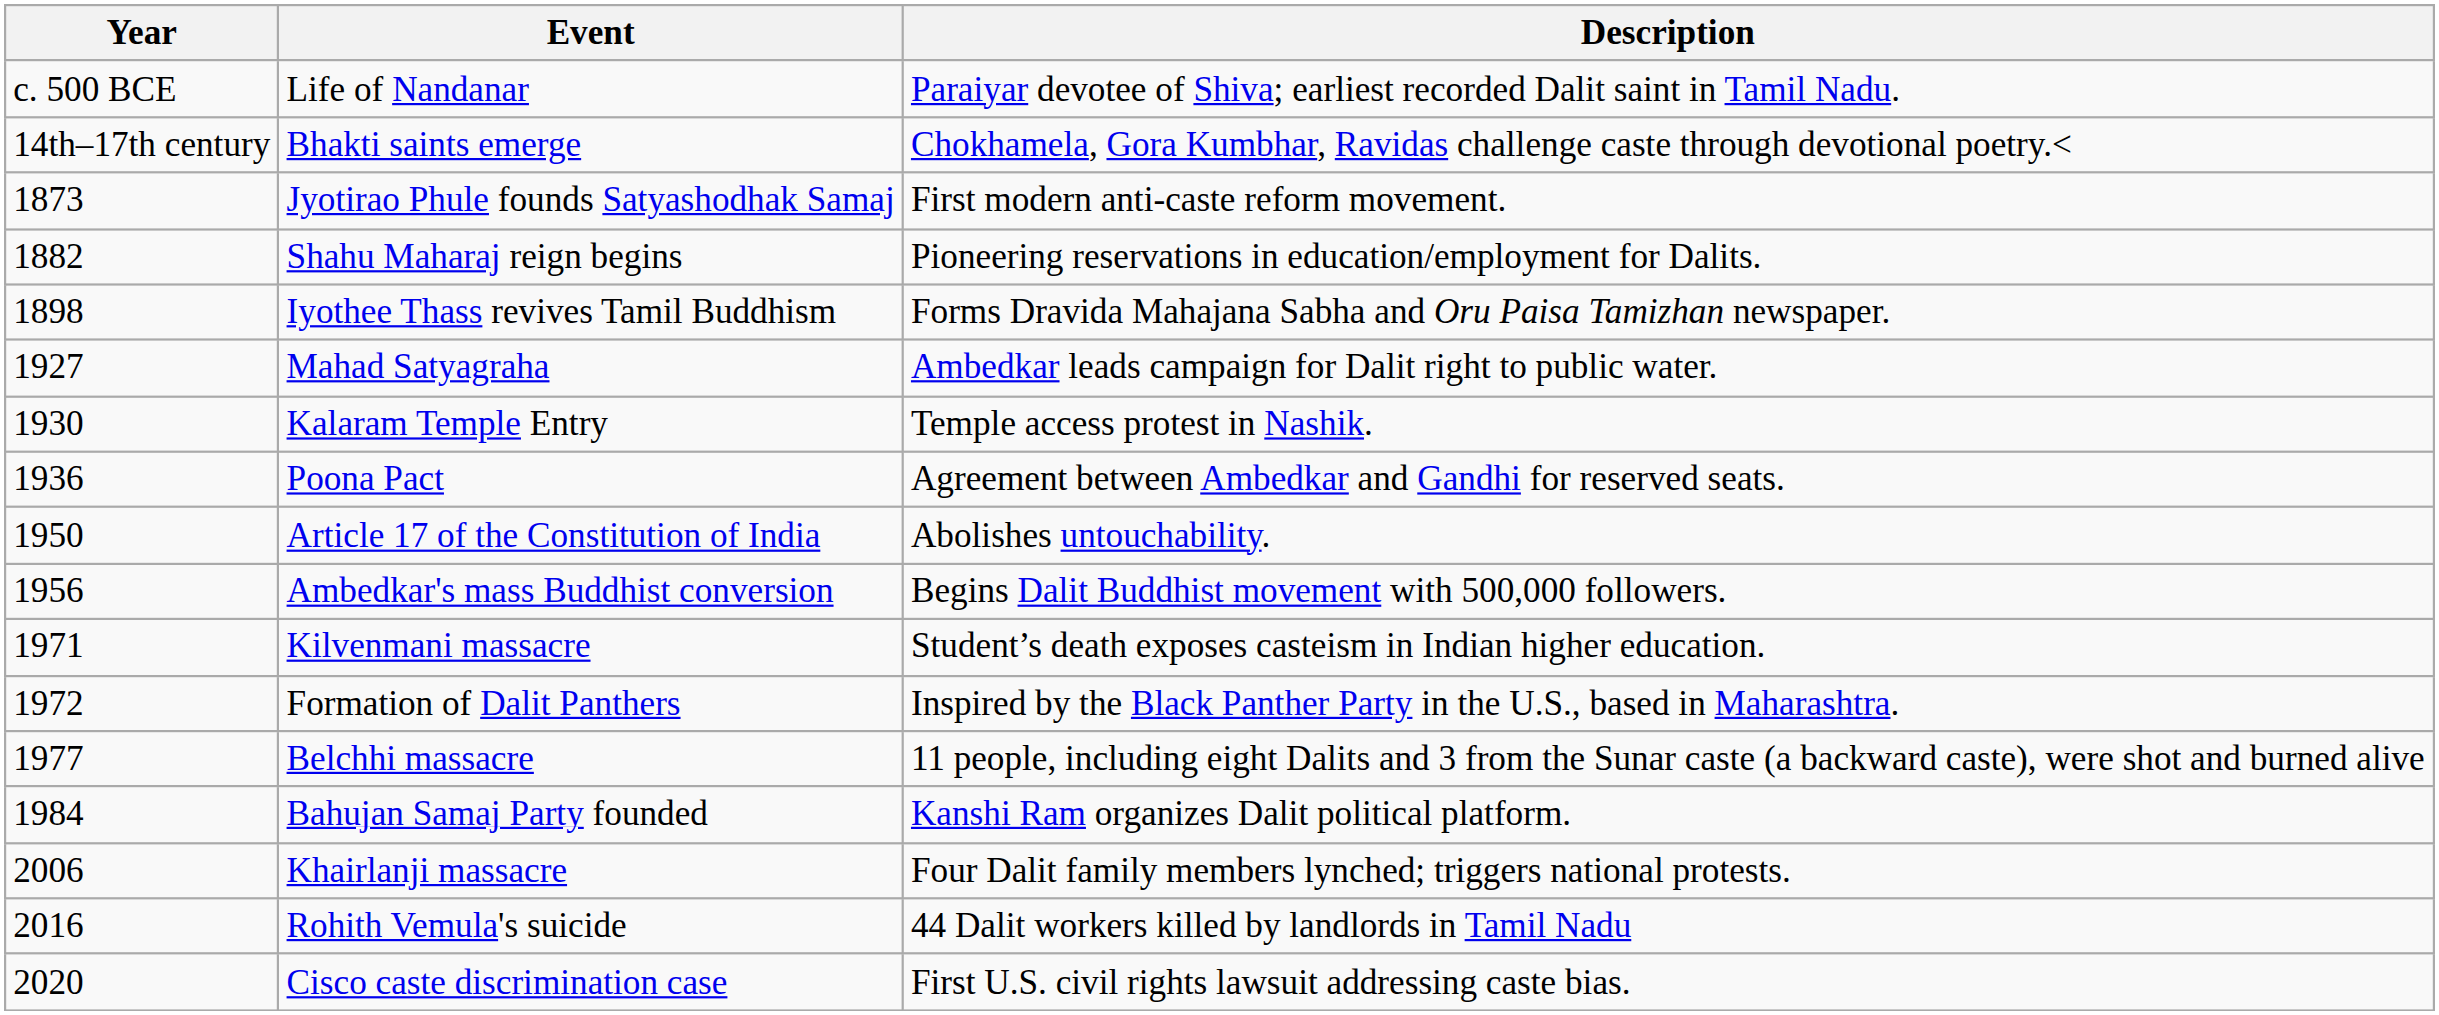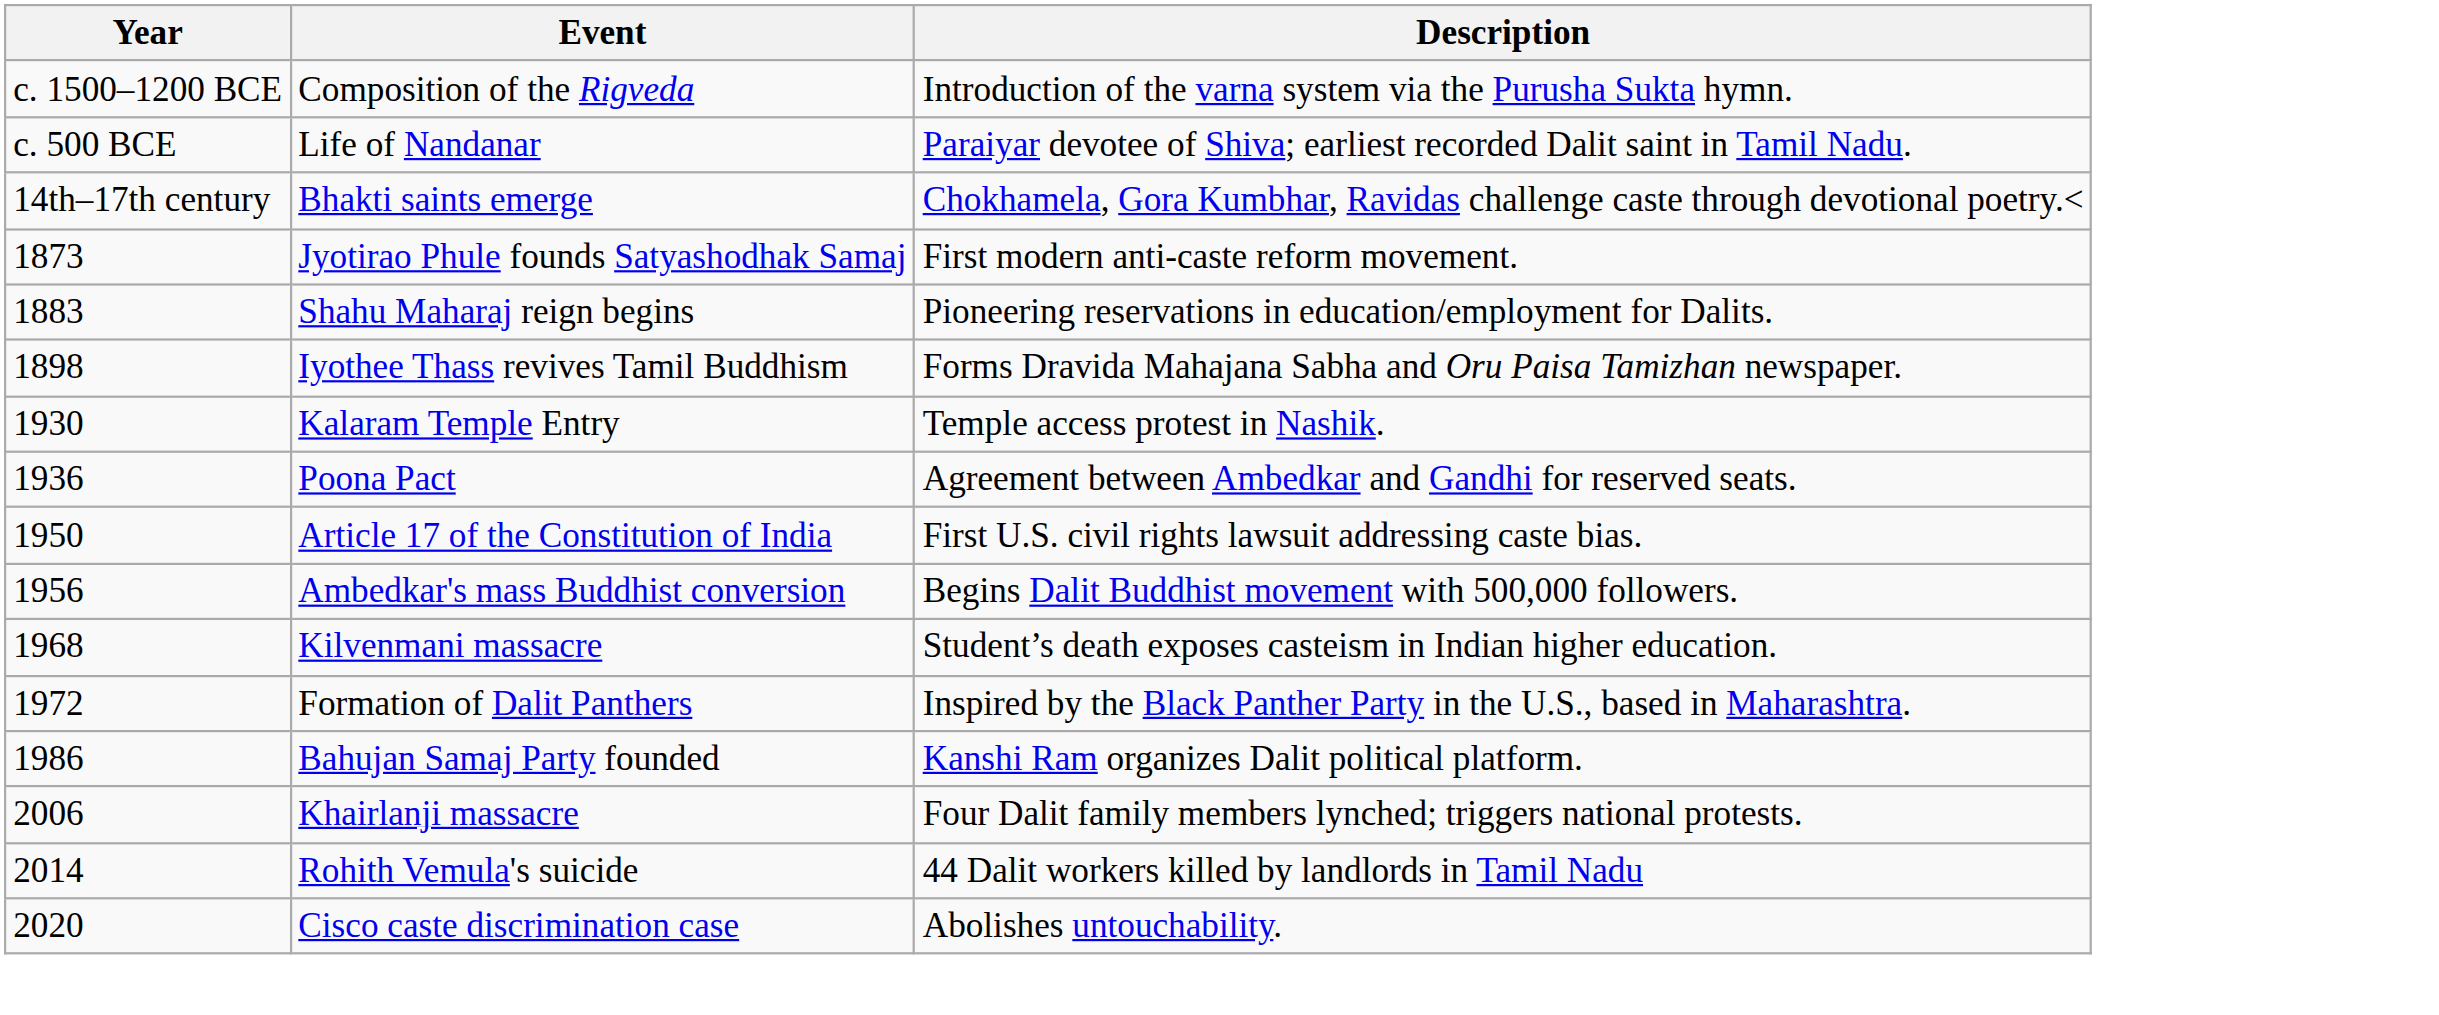+ row: (496, 88)
(48, 255) 1882 -> (48, 311) 1883
- row: (418, 367)
(1091, 534) Abolishes untouchability. -> (1282, 534) First U.S. civil rights lawsuit addressing caste bias.
(48, 646) 1971 -> (48, 646) 1968
- row: (410, 758)
(48, 813) 1984 -> (48, 758) 1986
(48, 925) 2016 -> (48, 869) 2014
(1271, 981) First U.S. civil rights lawsuit addressing caste bias. -> (1102, 925) Abolishes untouchability.
